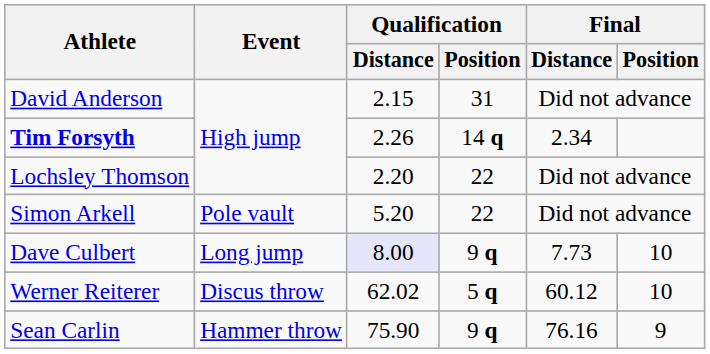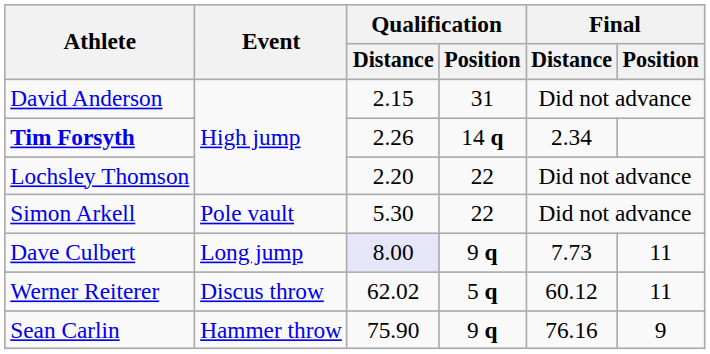(393, 214) 5.20 -> (393, 214) 5.30
(661, 252) 10 -> (661, 252) 11
(661, 291) 10 -> (661, 291) 11
